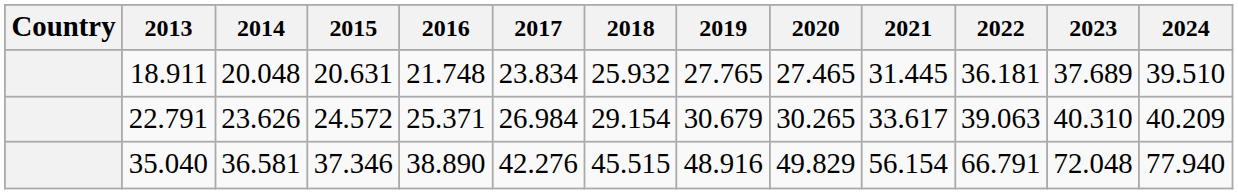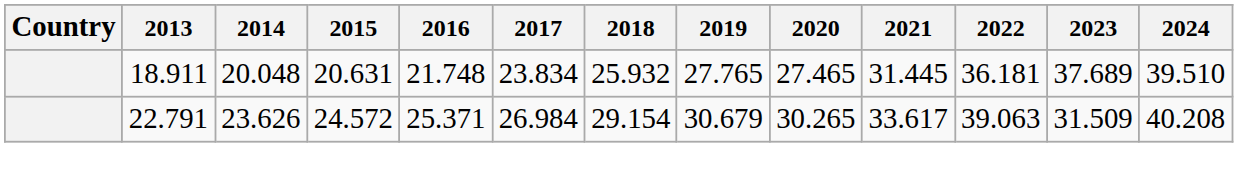(1093, 118) 40.310 -> (1093, 118) 31.509
(1186, 118) 40.209 -> (1186, 118) 40.208
- row: (168, 164)
